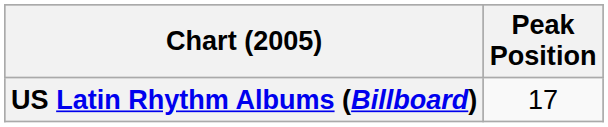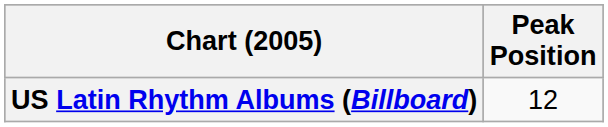(543, 99) 17 -> (543, 99) 12
